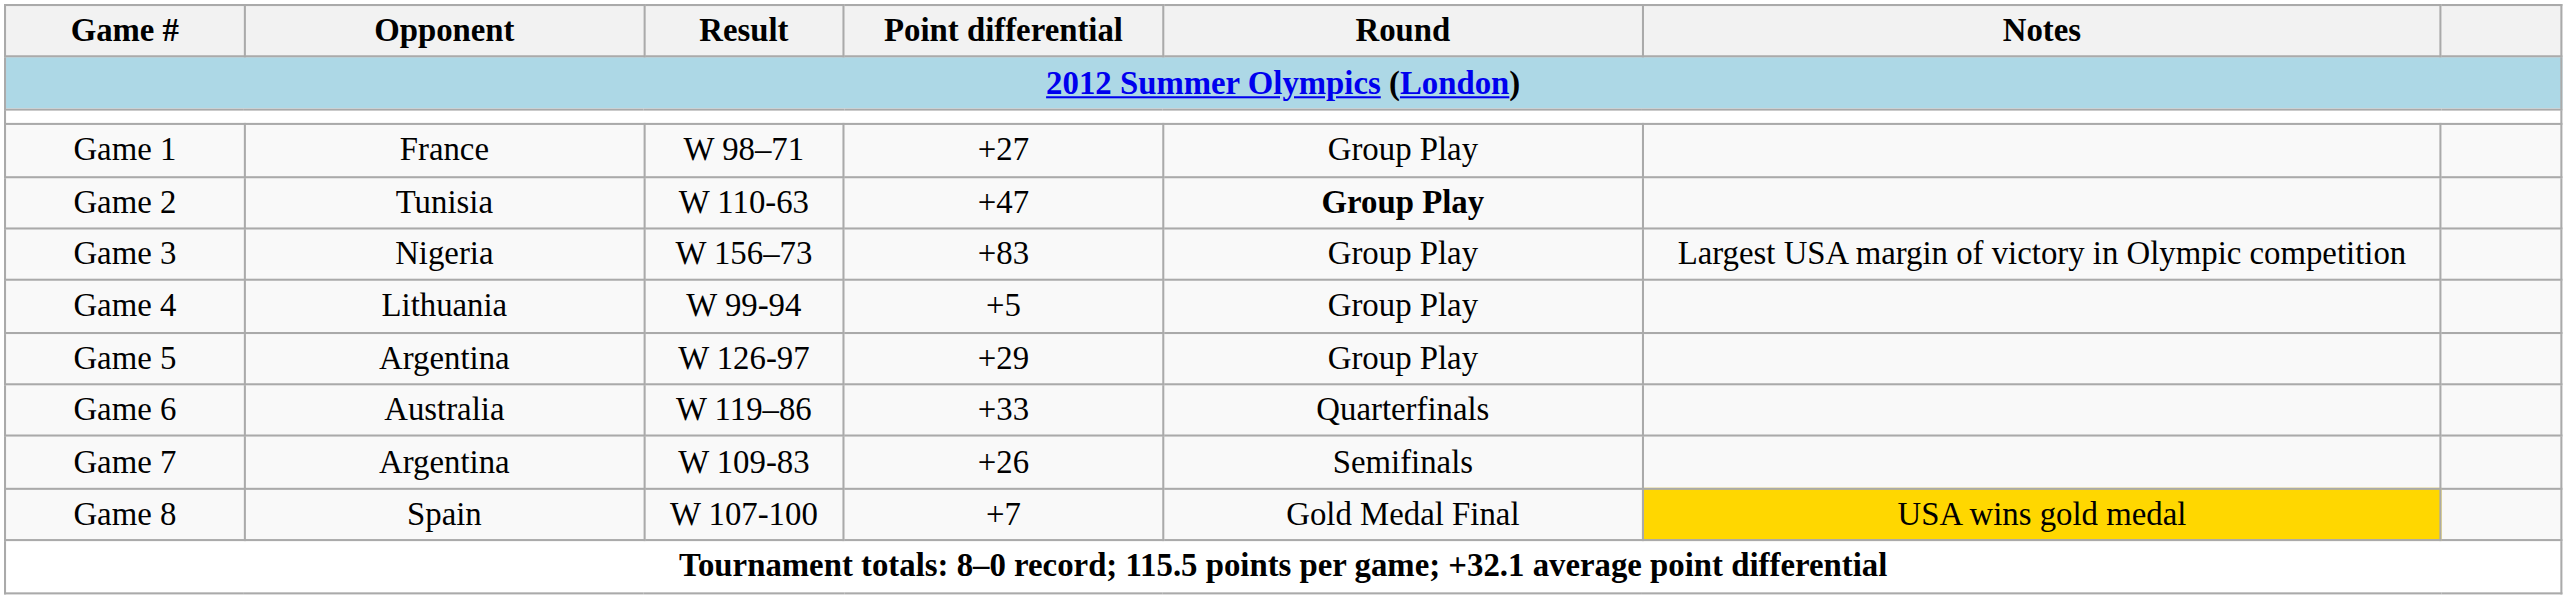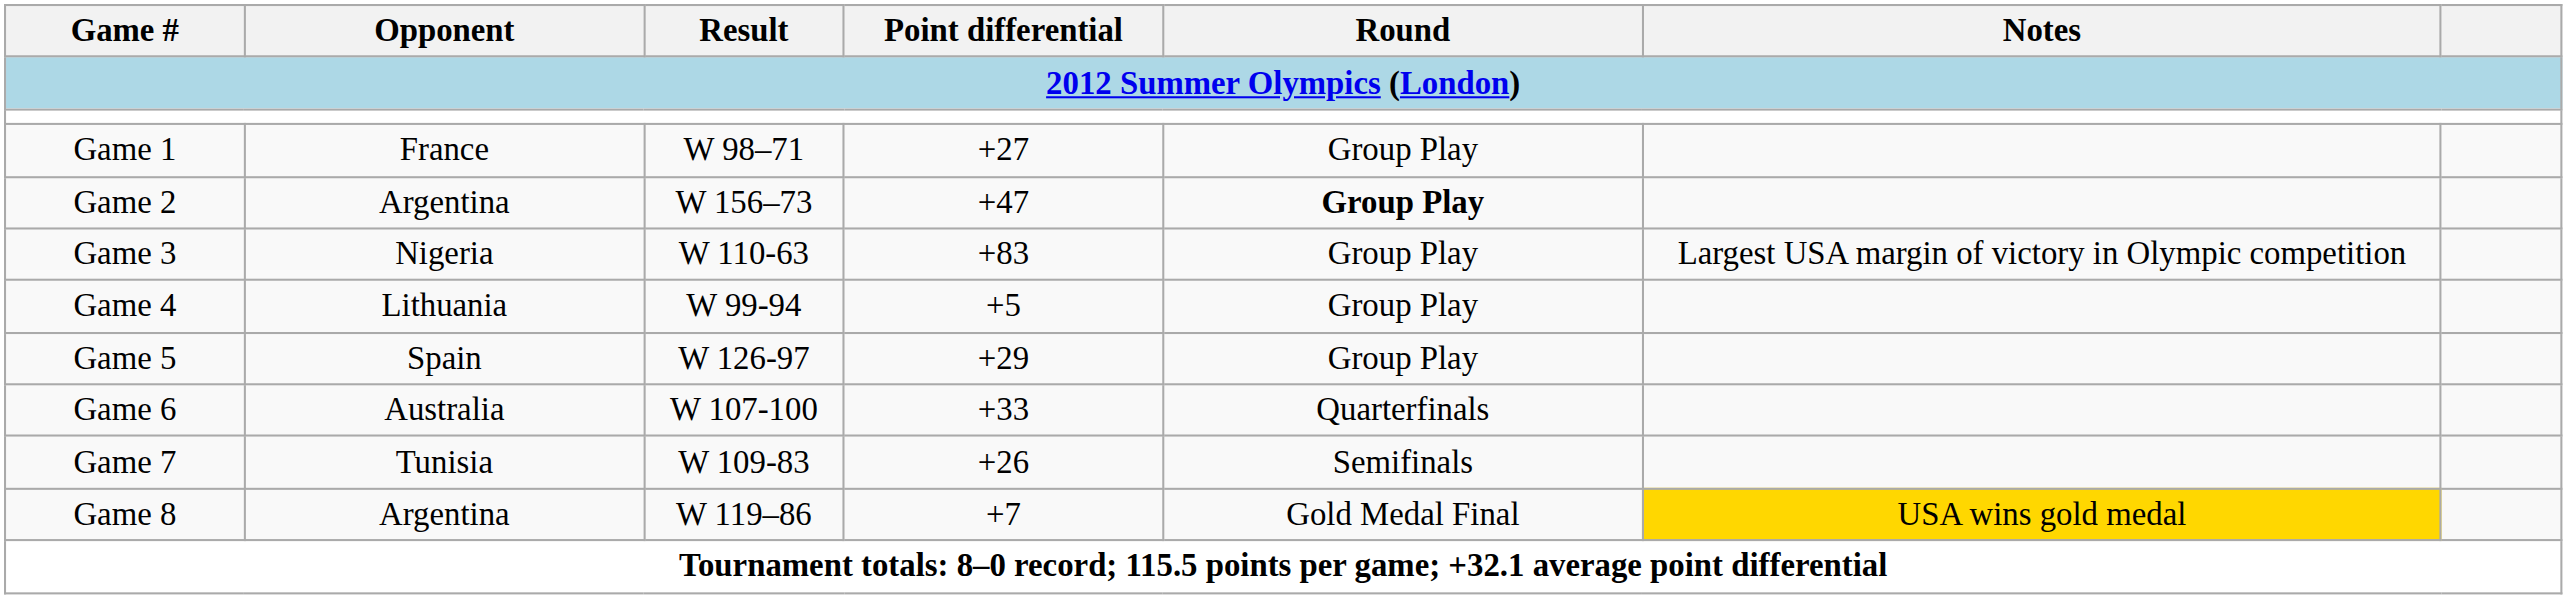(444, 201) Tunisia -> (444, 201) Argentina
(744, 201) W 110-63 -> (744, 201) W 156–73
(744, 253) W 156–73 -> (744, 253) W 110-63
(444, 357) Argentina -> (444, 357) Spain
(744, 409) W 119–86 -> (744, 409) W 107-100
(444, 461) Argentina -> (444, 461) Tunisia
(444, 513) Spain -> (444, 513) Argentina
(744, 513) W 107-100 -> (744, 513) W 119–86
